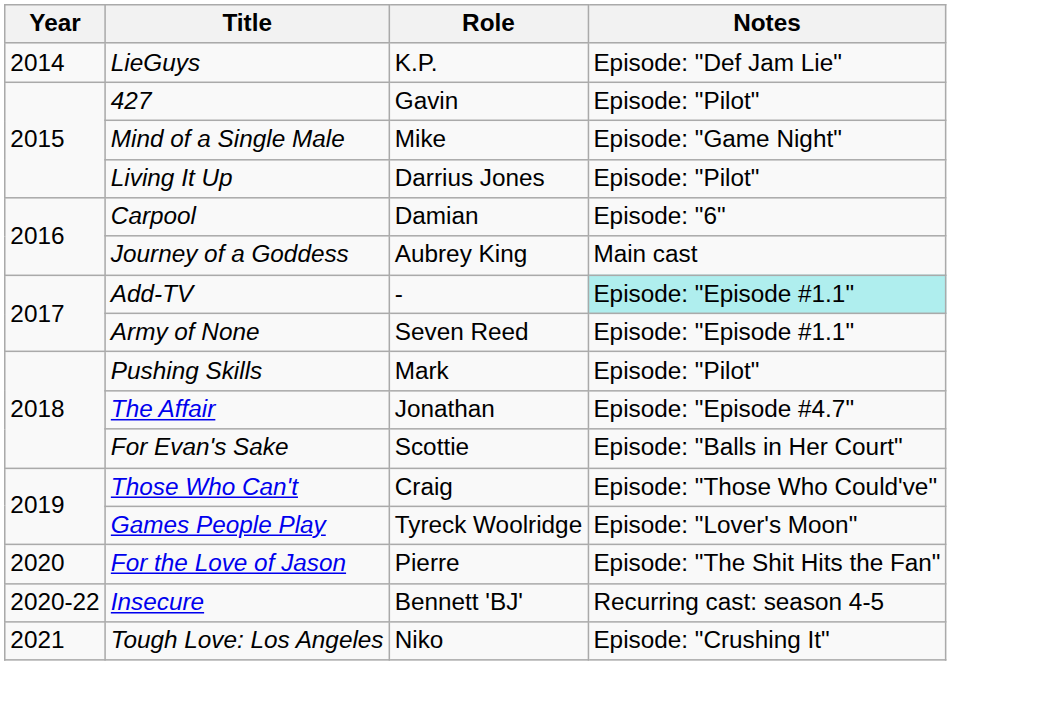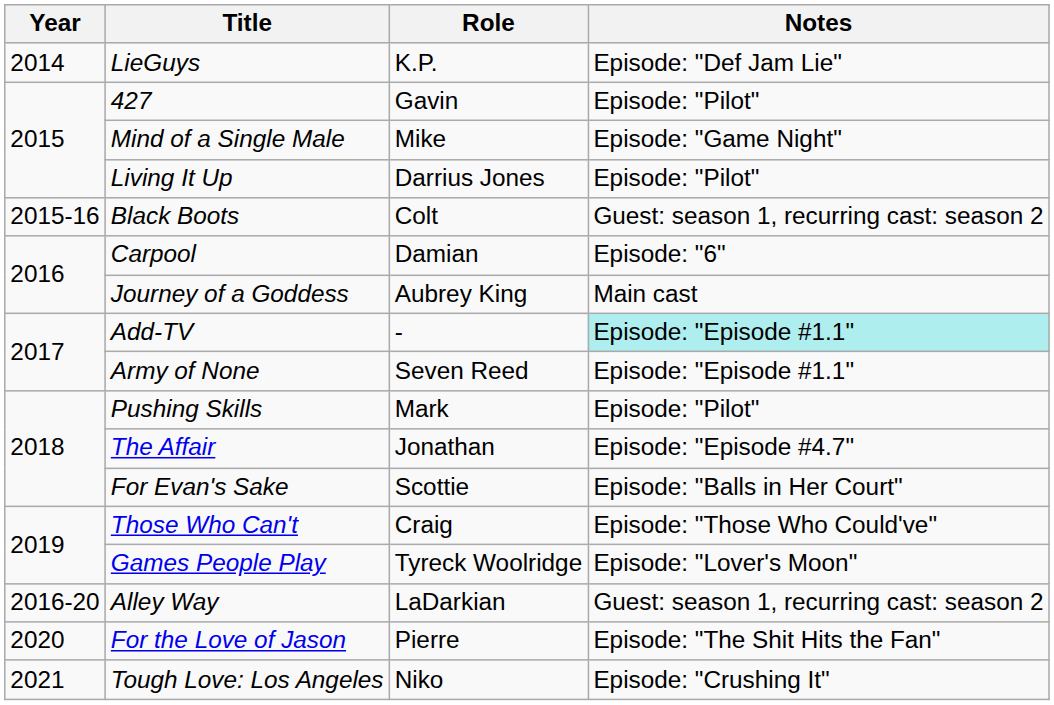+ row: (175, 216)
+ row: (165, 602)
- row: (157, 602)
